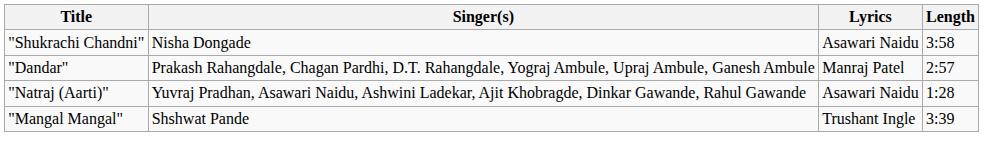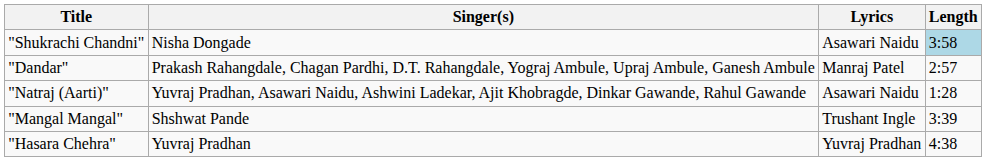(940, 42) no background -> (943, 42) lightblue background
+ row: (62, 144)
